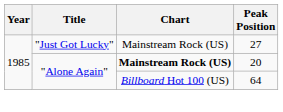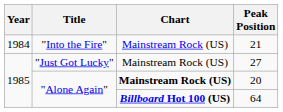+ row: (256, 44)
(175, 80) normal -> (175, 98) bold
